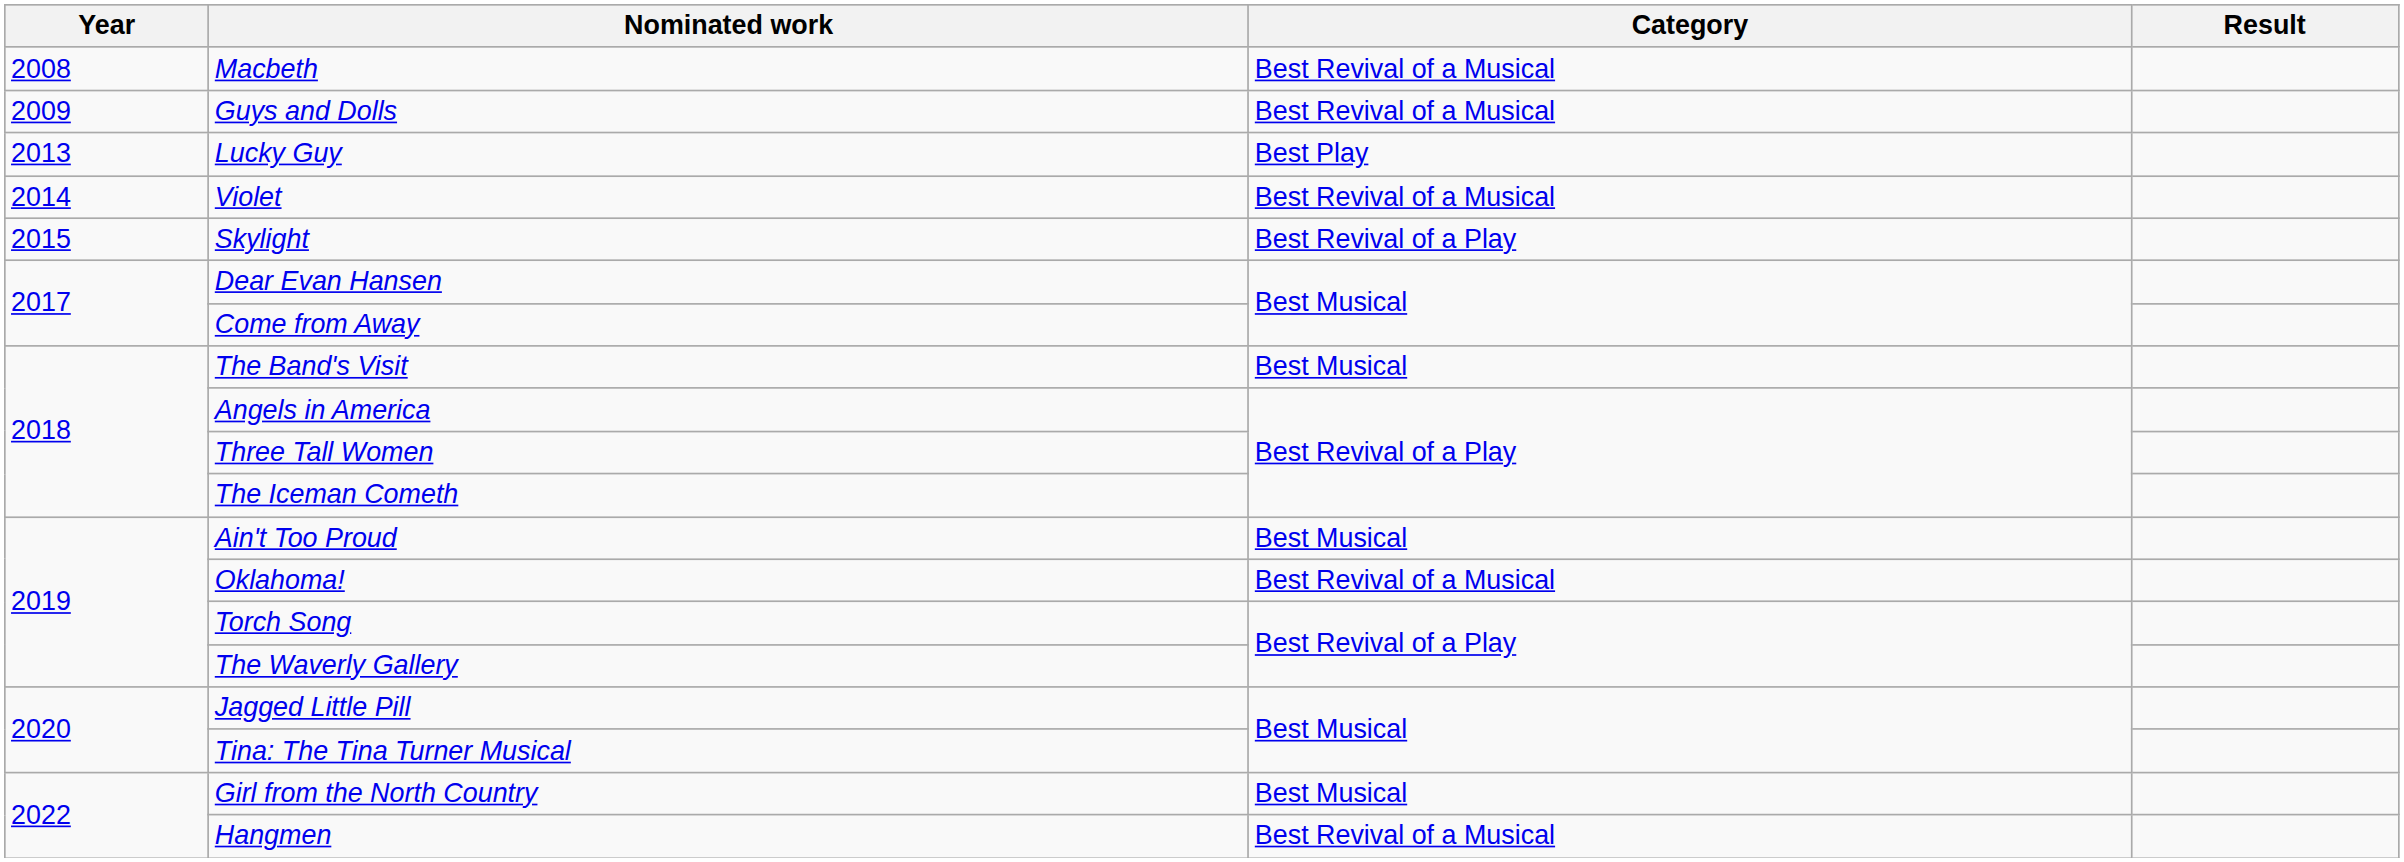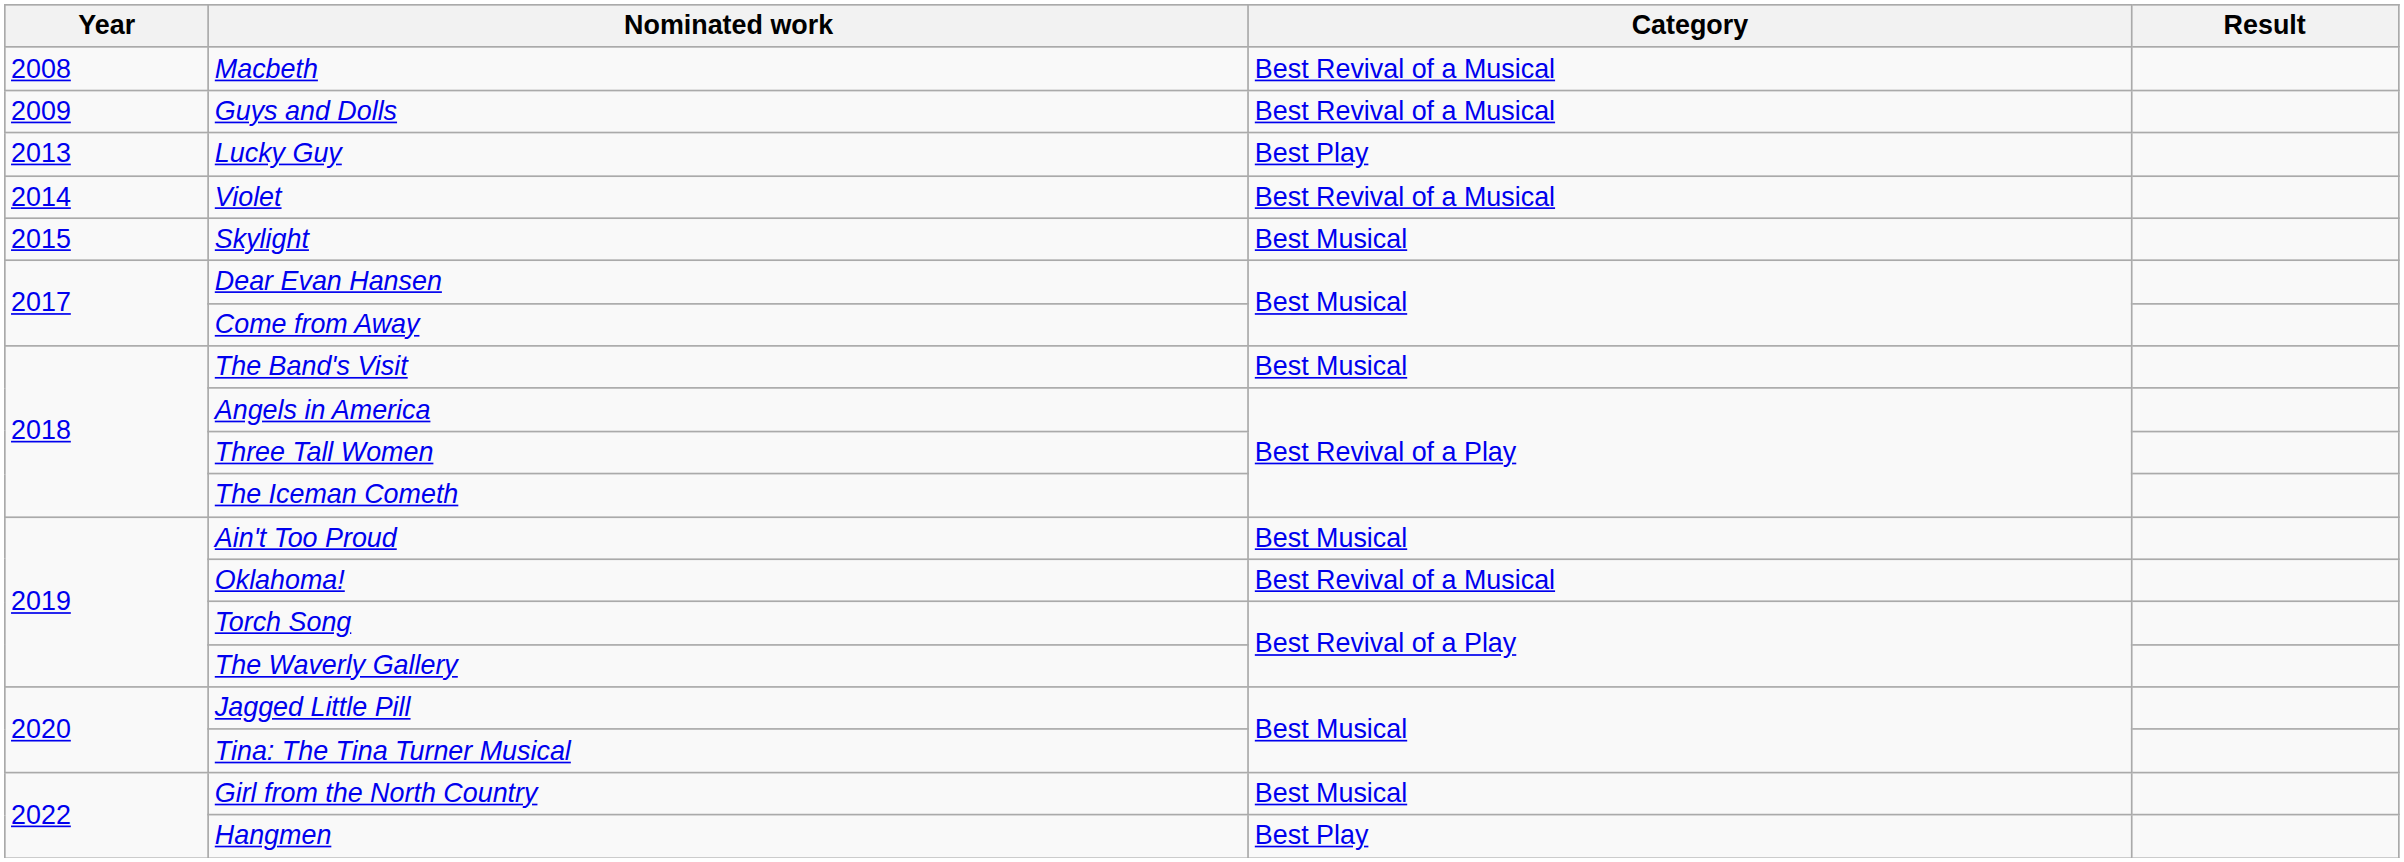(1386, 238) Best Revival of a Play -> (1331, 238) Best Musical
(1405, 835) Best Revival of a Musical -> (1312, 835) Best Play
